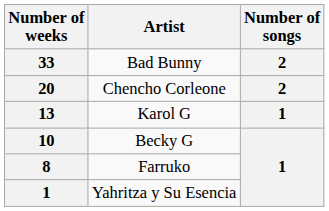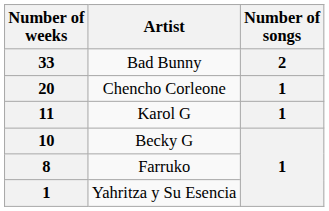(282, 88) 2 -> (282, 88) 1
(46, 114) 13 -> (46, 114) 11
